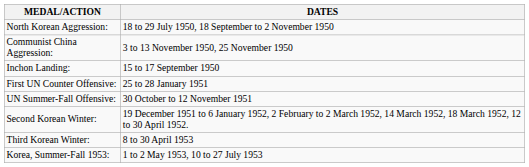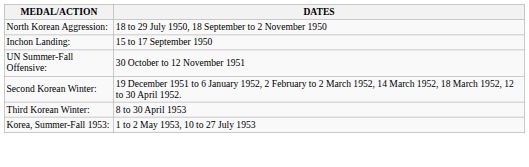- row: (42, 47)
- row: (61, 83)
